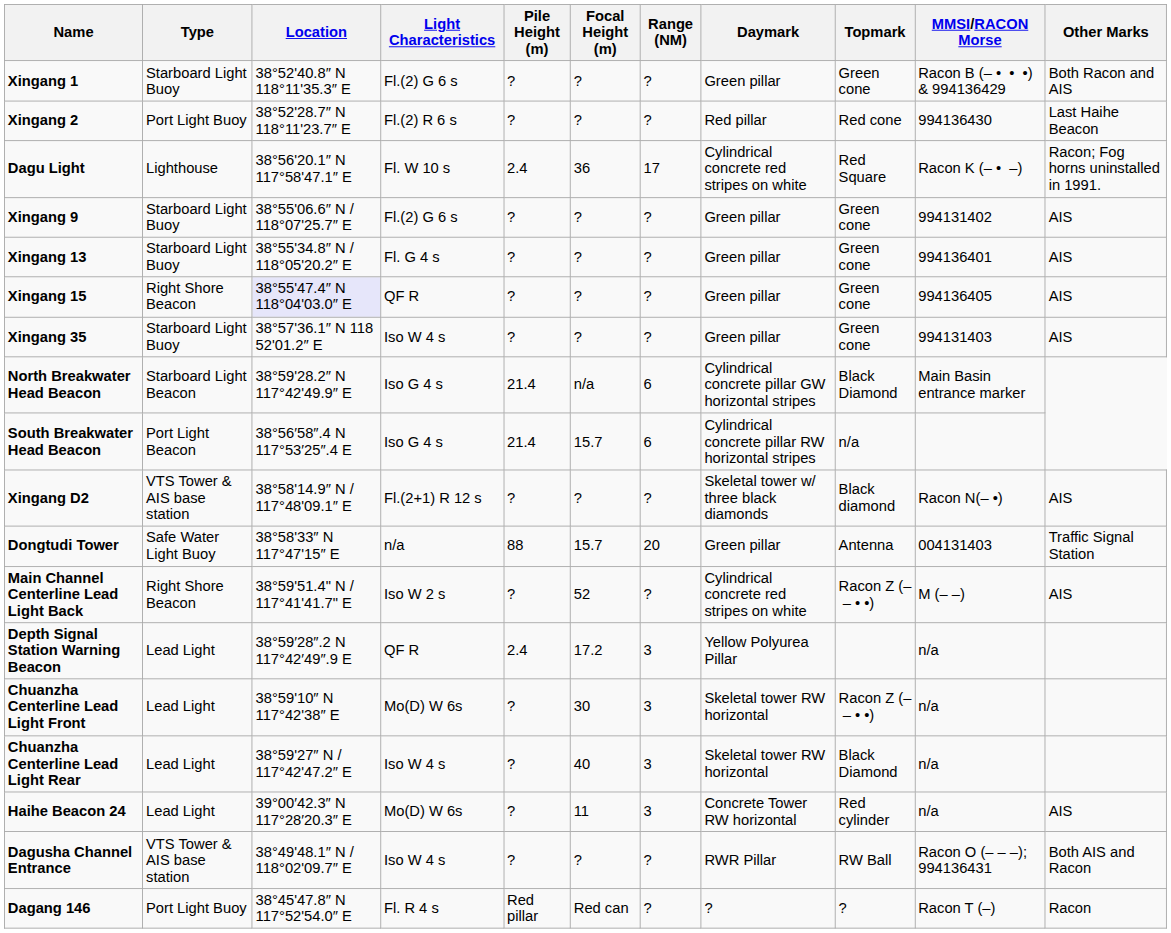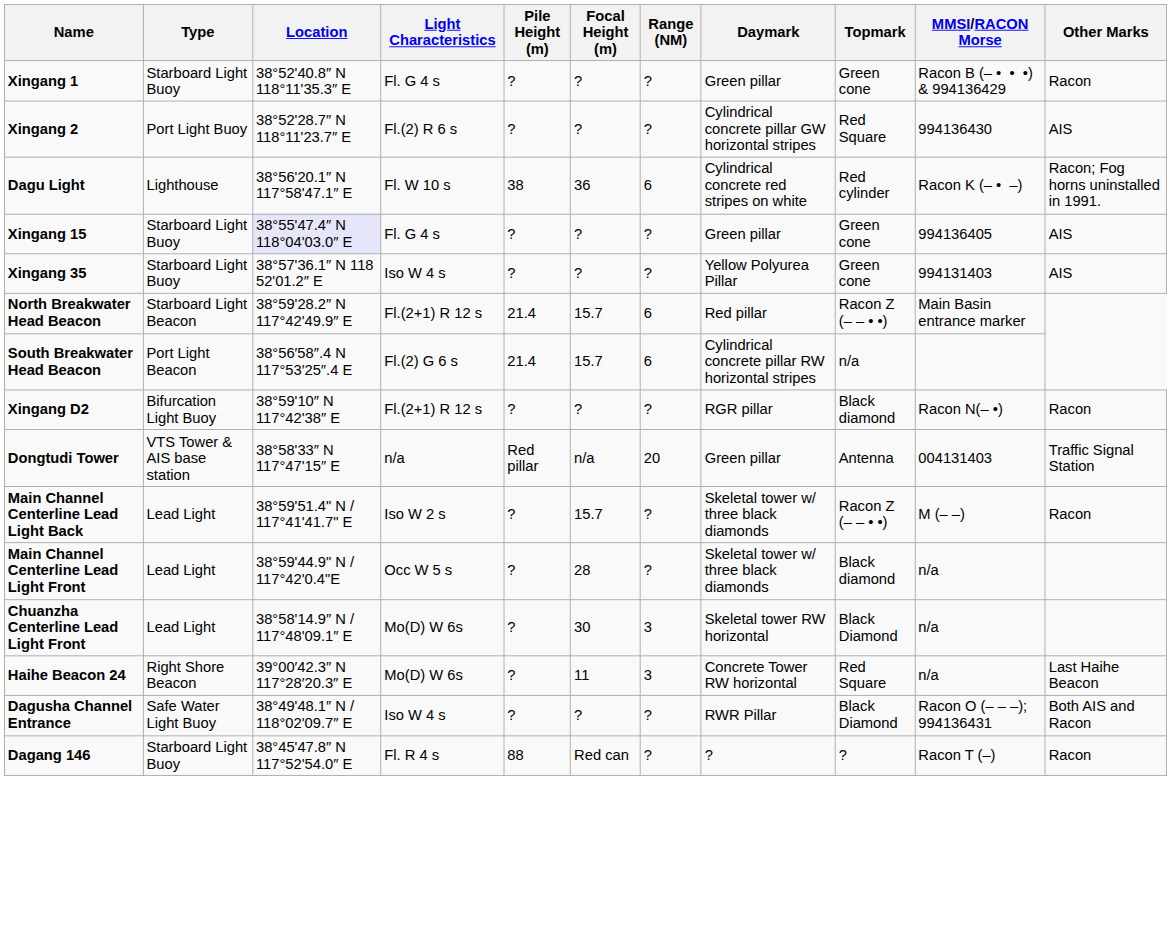(421, 80) Fl.(2) G 6 s -> (412, 80) Fl. G 4 s
(1101, 80) Both Racon and AIS -> (1070, 80) Racon
(736, 120) Red pillar -> (765, 129) Cylindrical concrete pillar GW horizontal stripes
(870, 120) Red cone -> (863, 129) Red Square
(1084, 120) Last Haihe Beacon -> (1061, 129) AIS
(517, 169) 2.4 -> (516, 185) 38
(652, 169) 17 -> (648, 185) 6
(862, 169) Red Square -> (864, 185) Red cylinder
- row: (43, 217)
- row: (47, 257)
(185, 297) Right Shore Beacon -> (197, 233) Starboard Light Buoy
(402, 297) QF R -> (412, 233) Fl. G 4 s
(742, 336) Green pillar -> (757, 273) Yellow Polyurea Pillar
(413, 385) Iso G 4 s -> (433, 313) Fl.(2+1) R 12 s
(584, 385) n/a -> (588, 313) 15.7
(765, 385) Cylindrical concrete pillar GW horizontal stripes -> (736, 313) Red pillar
(868, 385) Black Diamond -> (867, 313) Racon Z (– – • •)
(413, 441) Iso G 4 s -> (421, 361) Fl.(2) G 6 s
(189, 498) VTS Tower & AIS base station -> (181, 409) Bifurcation Light Buoy
(305, 498) 38°58'14.9″ N / 117°48'09.1″ E -> (298, 409) 38°59'10″ N 117°42'38″ E
(760, 498) Skeletal tower w/ three black diamonds -> (739, 409) RGR pillar
(1060, 498) AIS -> (1070, 409) Racon
(183, 546) Safe Water Light Buoy -> (189, 458) VTS Tower & AIS base station
(515, 546) 88 -> (523, 458) Red pillar
(588, 546) 15.7 -> (584, 458) n/a
(185, 594) Right Shore Beacon -> (181, 514) Lead Light
(582, 594) 52 -> (588, 514) 15.7
(756, 594) Cylindrical concrete red stripes on white -> (760, 514) Skeletal tower w/ three black diamonds
(1060, 594) AIS -> (1070, 514) Racon
+ row: (63, 571)
- row: (64, 650)
(298, 707) 38°59'10″ N 117°42'38″ E -> (305, 627) 38°58'14.9″ N / 117°48'09.1″ E
(875, 707) Racon Z (– – • •) -> (868, 627) Black Diamond
- row: (63, 763)
(180, 811) Lead Light -> (185, 675) Right Shore Beacon
(864, 811) Red cylinder -> (863, 675) Red Square
(1060, 811) AIS -> (1084, 675) Last Haihe Beacon
(189, 860) VTS Tower & AIS base station -> (183, 715) Safe Water Light Buoy
(865, 860) RW Ball -> (868, 715) Black Diamond
(196, 908) Port Light Buoy -> (197, 755) Starboard Light Buoy
(523, 908) Red pillar -> (516, 755) 88
